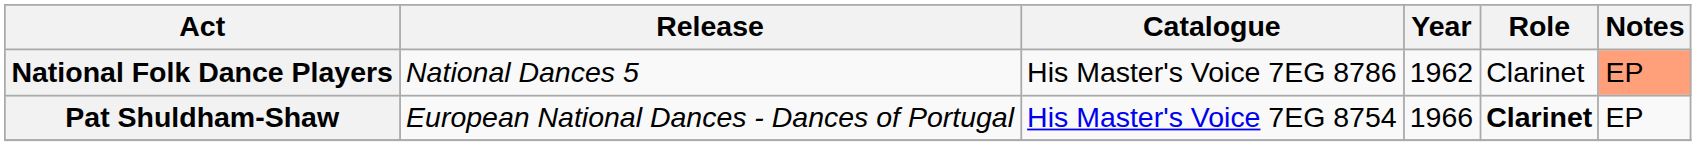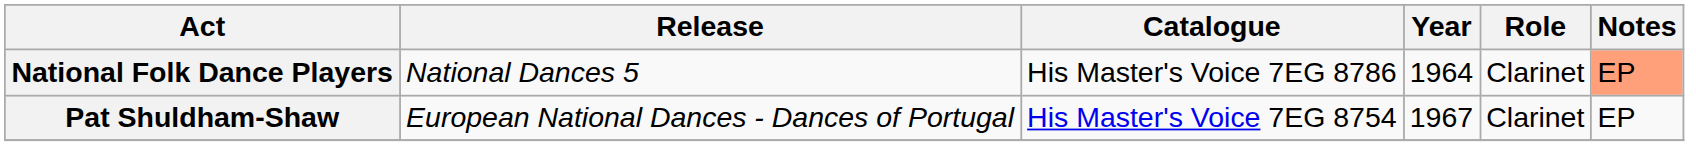(1441, 72) 1962 -> (1441, 72) 1964
(1441, 117) 1966 -> (1441, 117) 1967
(1539, 117) bold -> (1535, 117) normal
